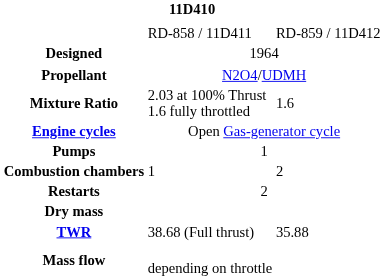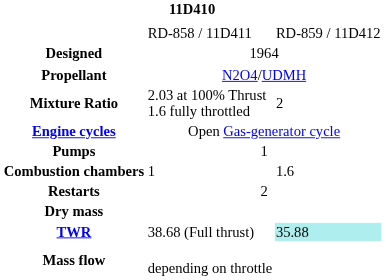(285, 103) 1.6 -> (280, 103) 2
(280, 171) 2 -> (285, 171) 1.6
(292, 232) no background -> (292, 232) paleturquoise background
